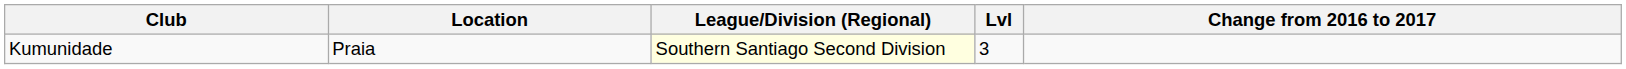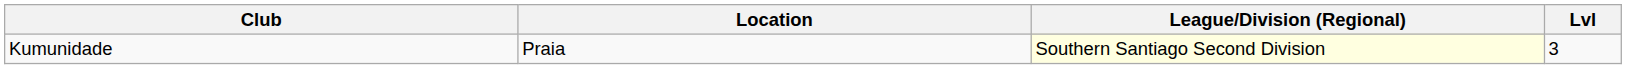- column: (1322, 20)
